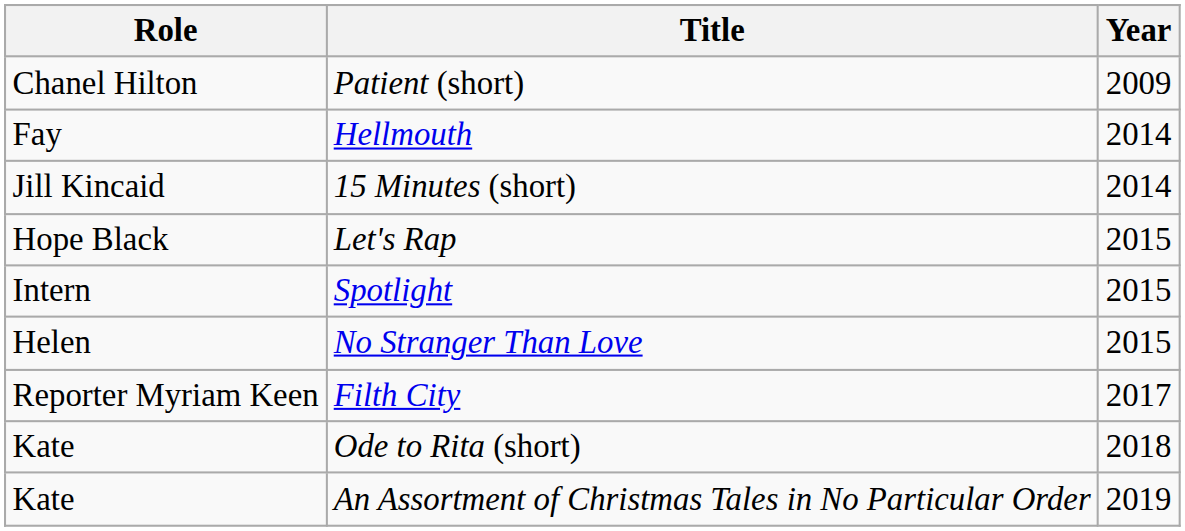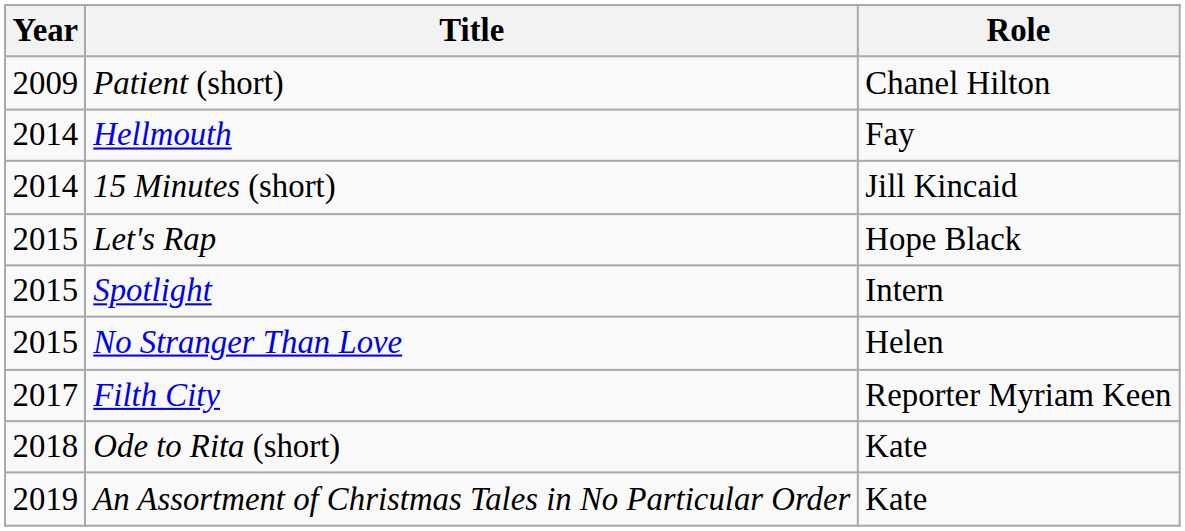columns swapped: (1139, 30) <-> (166, 30)
